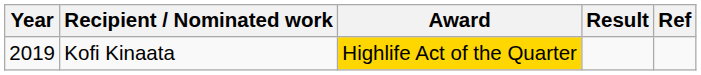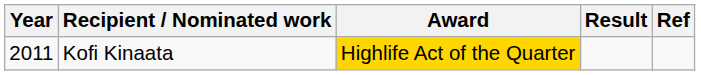(32, 53) 2019 -> (31, 53) 2011
